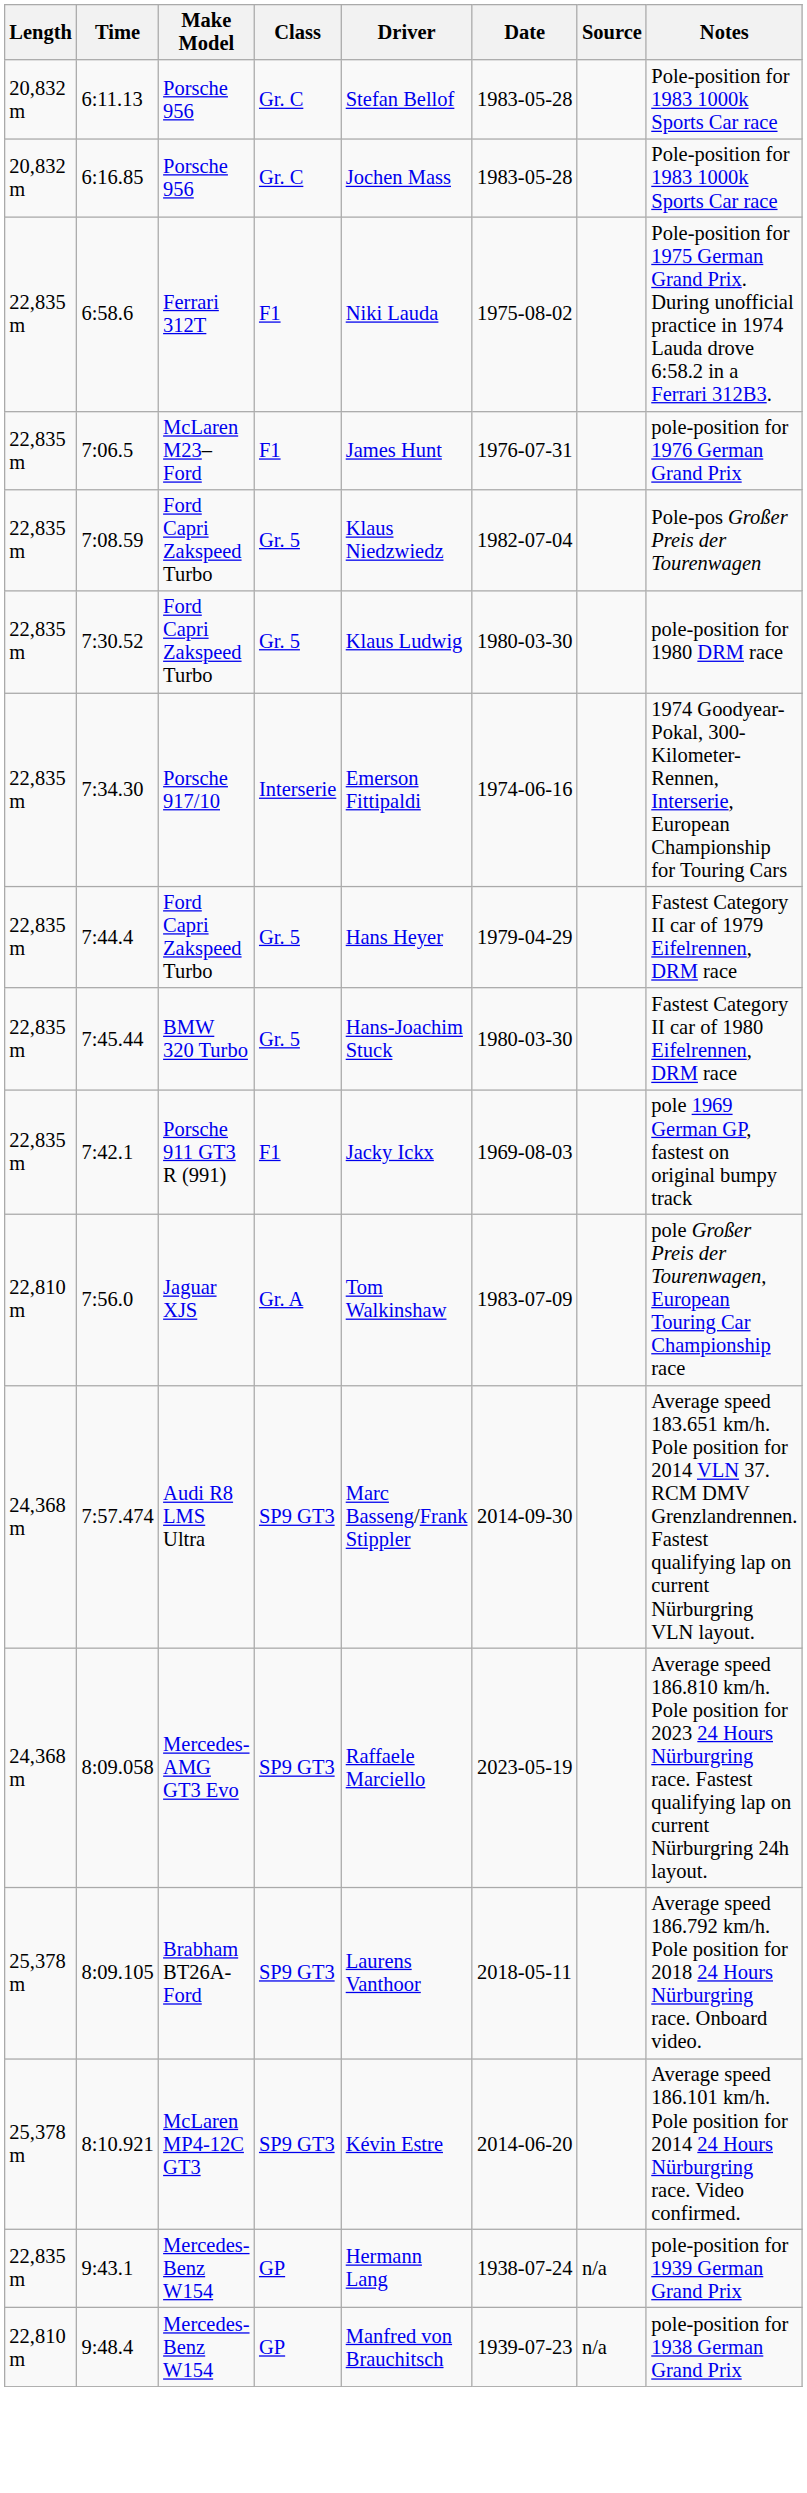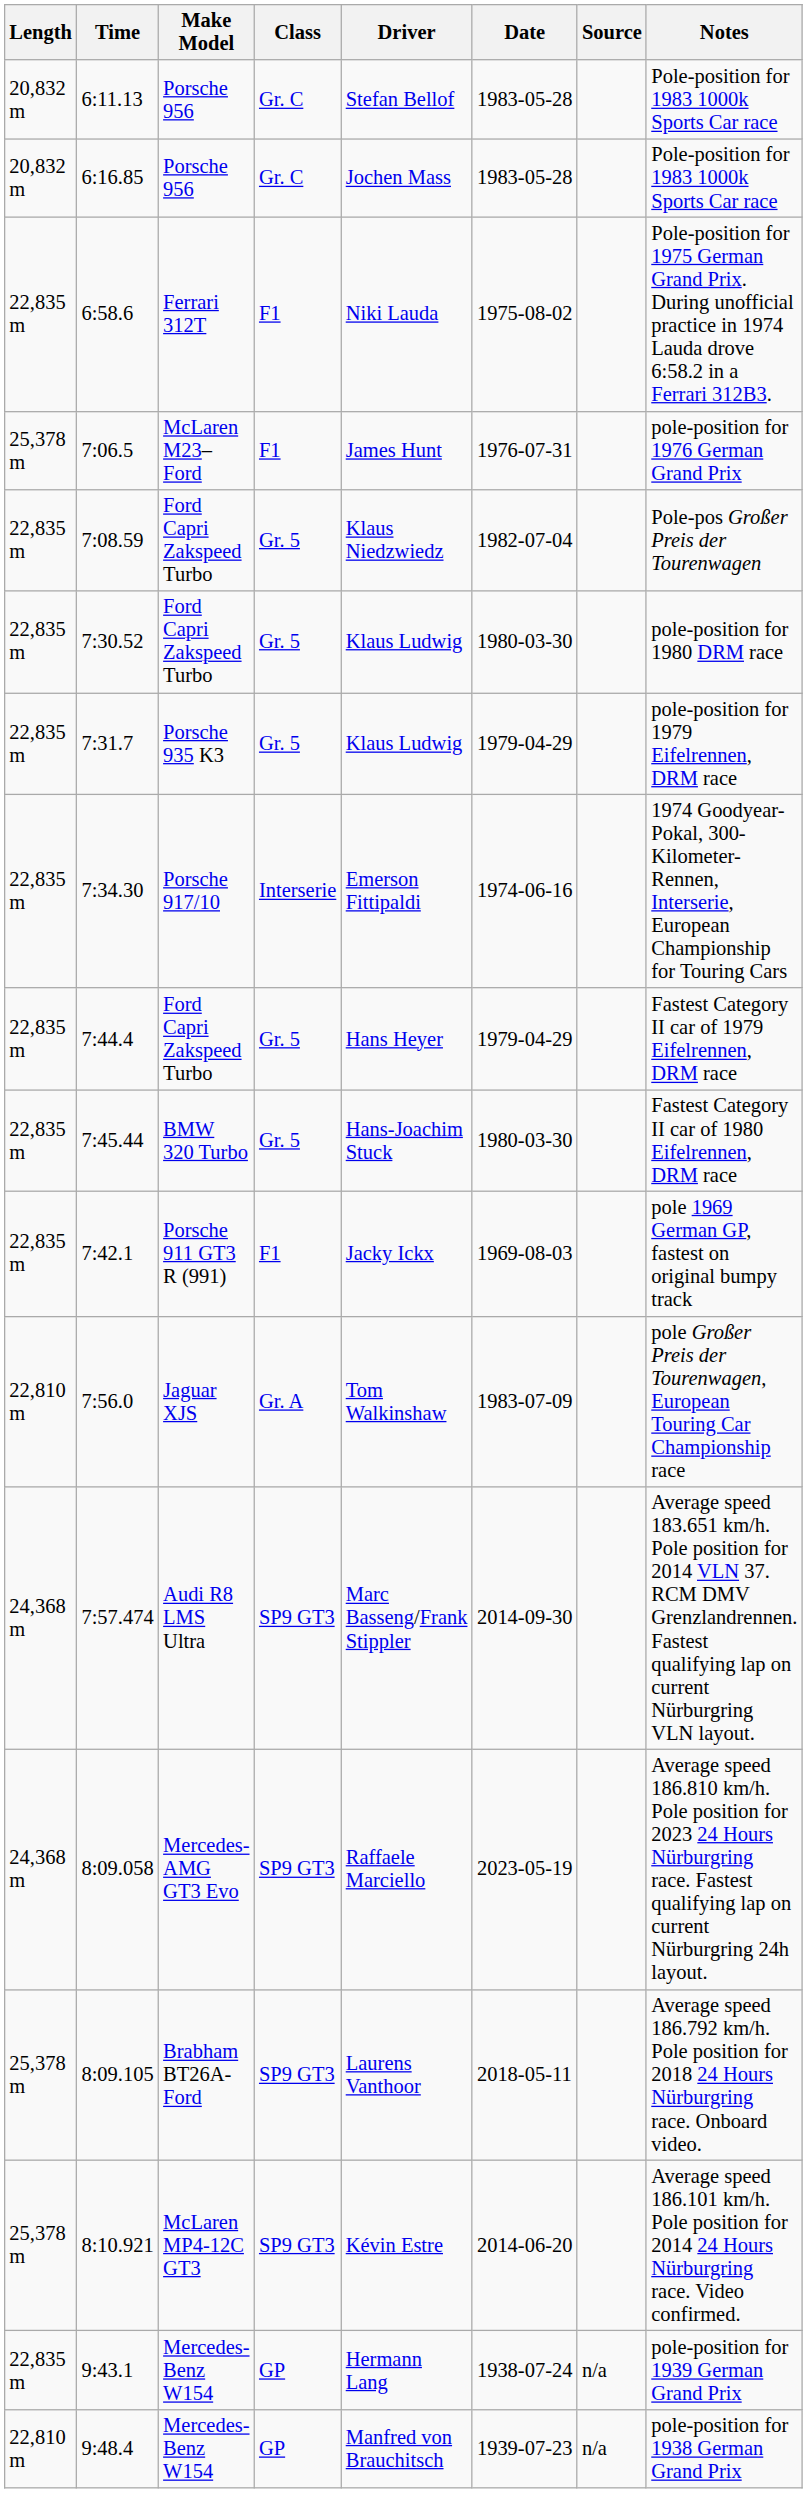(38, 450) 22,835 m -> (38, 450) 25,378 m
+ row: (107, 743)
